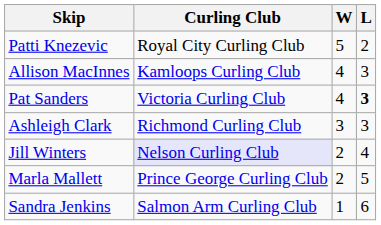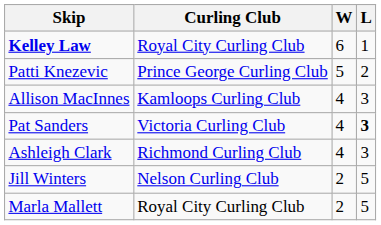+ row: (50, 44)
(221, 44) Royal City Curling Club -> (233, 71) Prince George Curling Club
(340, 125) 3 -> (340, 152) 4
(208, 152) lavender background -> (208, 179) no background
(365, 152) 4 -> (365, 179) 5
(233, 179) Prince George Curling Club -> (221, 206) Royal City Curling Club
- row: (60, 206)
